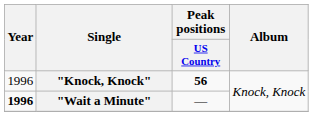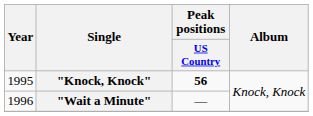(20, 80) 1996 -> (20, 80) 1995
(20, 101) bold -> (20, 101) normal
